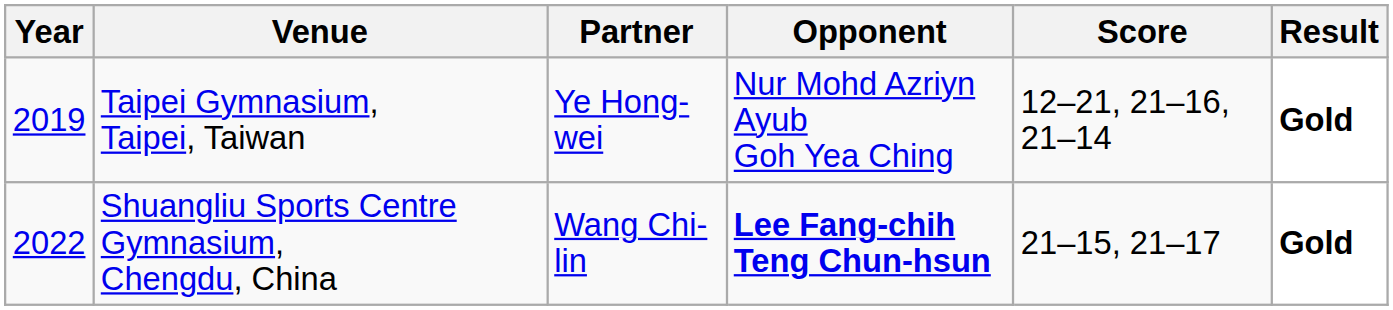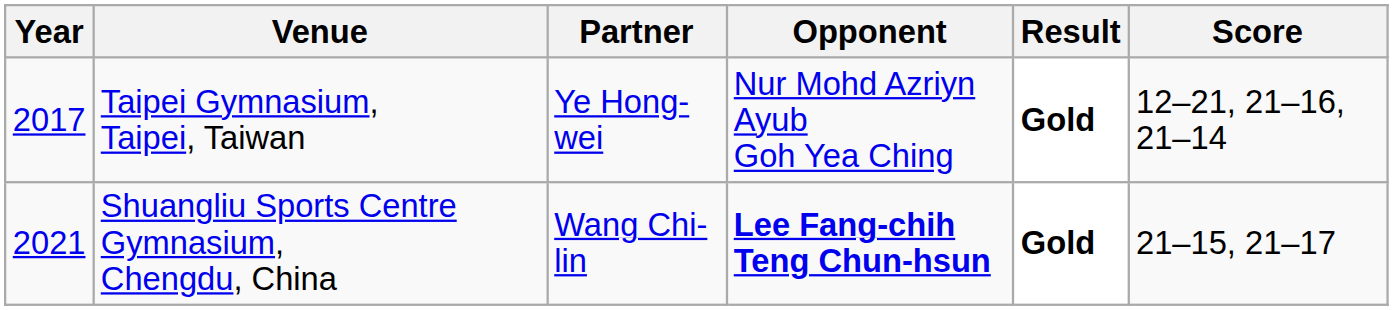columns swapped: (1142, 31) <-> (1329, 31)
(49, 119) 2019 -> (49, 119) 2017
(49, 244) 2022 -> (49, 244) 2021
